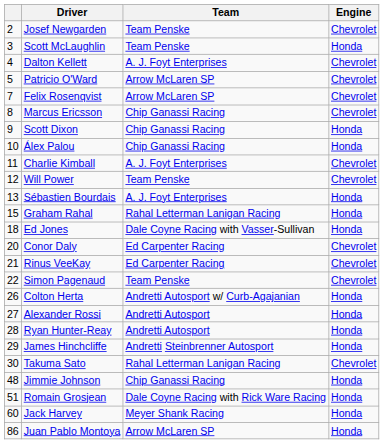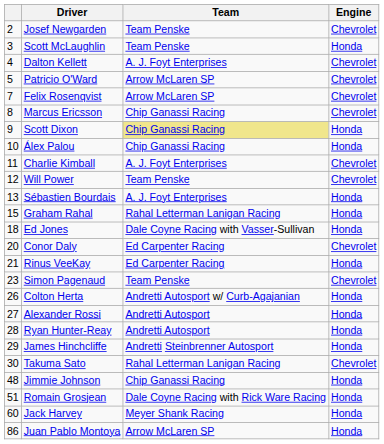(175, 129) no background -> (175, 129) khaki background
(354, 263) Chevrolet -> (347, 263) Honda
(13, 280) 22 -> (13, 280) 23
